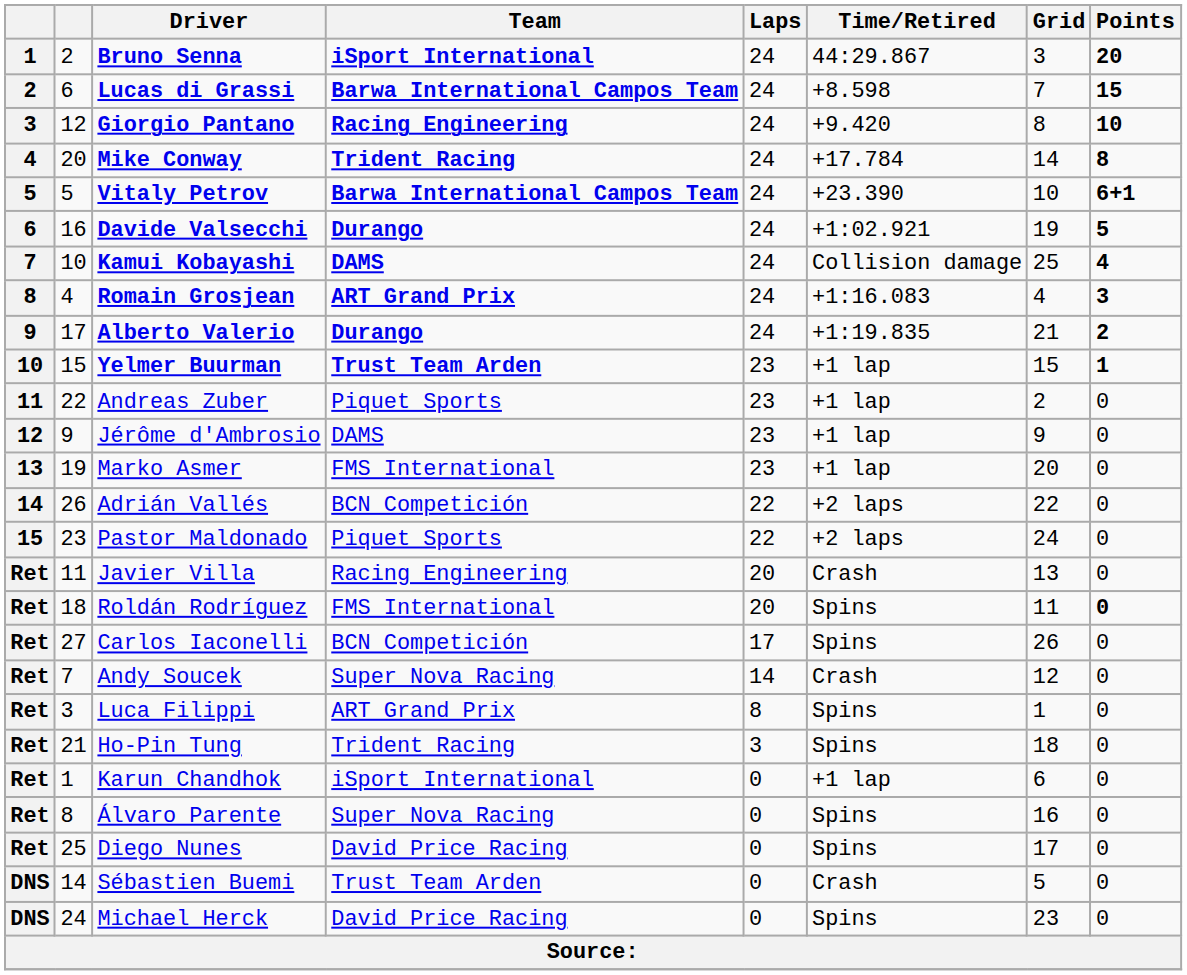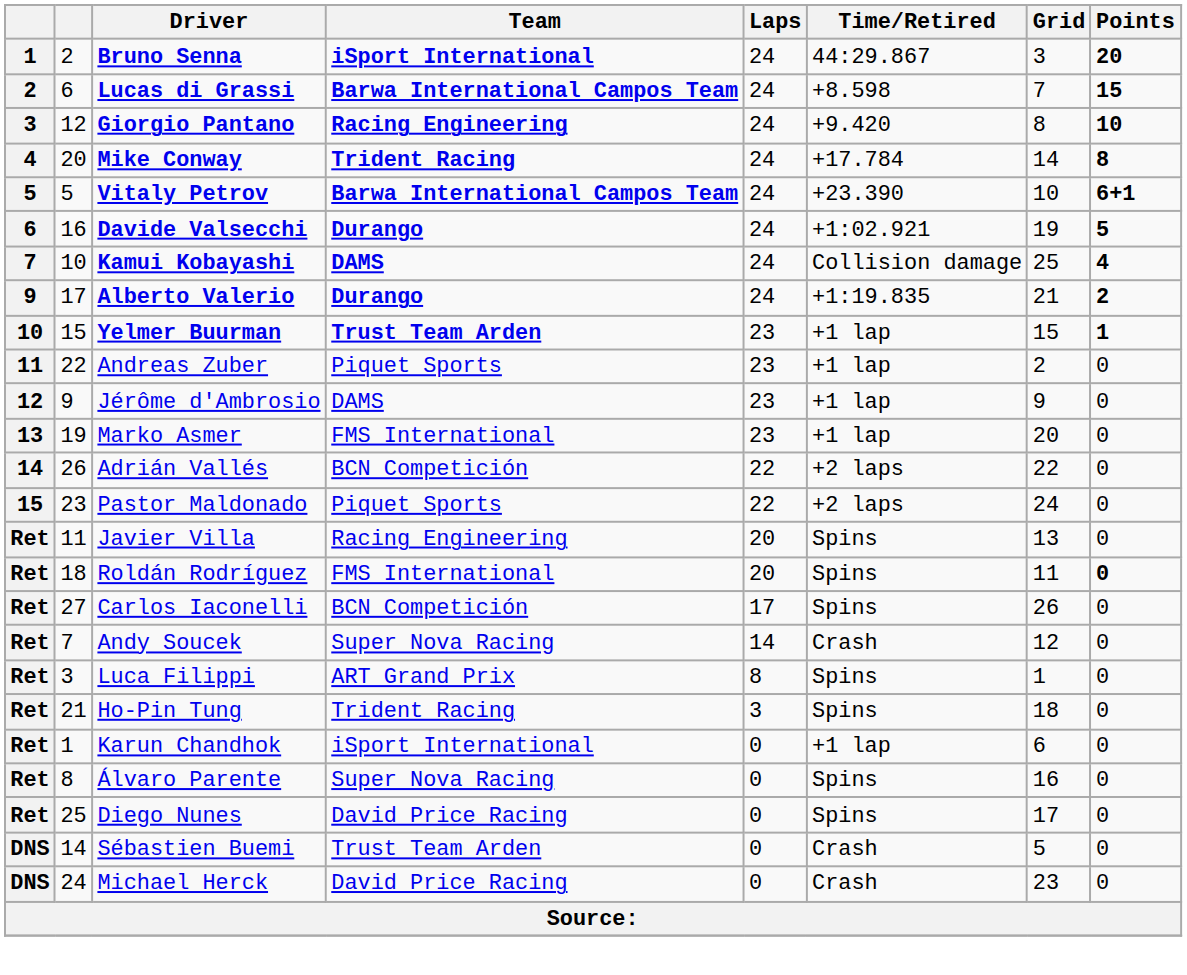- row: (196, 298)
(845, 574) Crash -> (845, 539) Spins
(845, 918) Spins -> (845, 884) Crash
